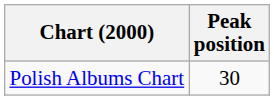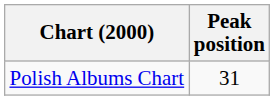(229, 77) 30 -> (229, 77) 31
